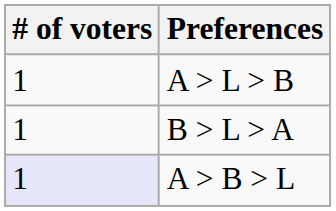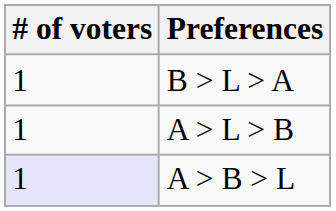rows swapped: (230, 79) <-> (230, 129)
